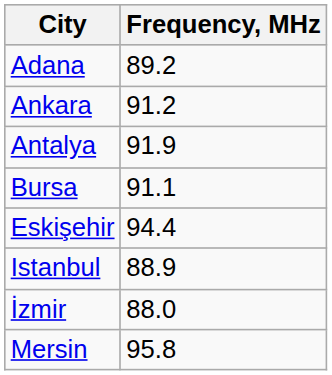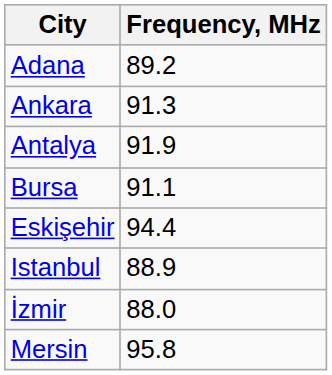(151, 106) 91.2 -> (151, 106) 91.3
